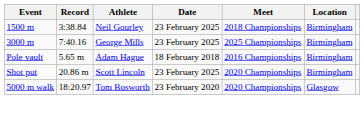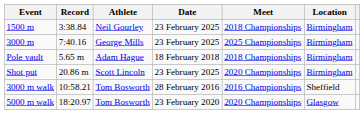(263, 57) 2016 Championships -> (263, 57) 2018 Championships
+ row: (30, 87)
